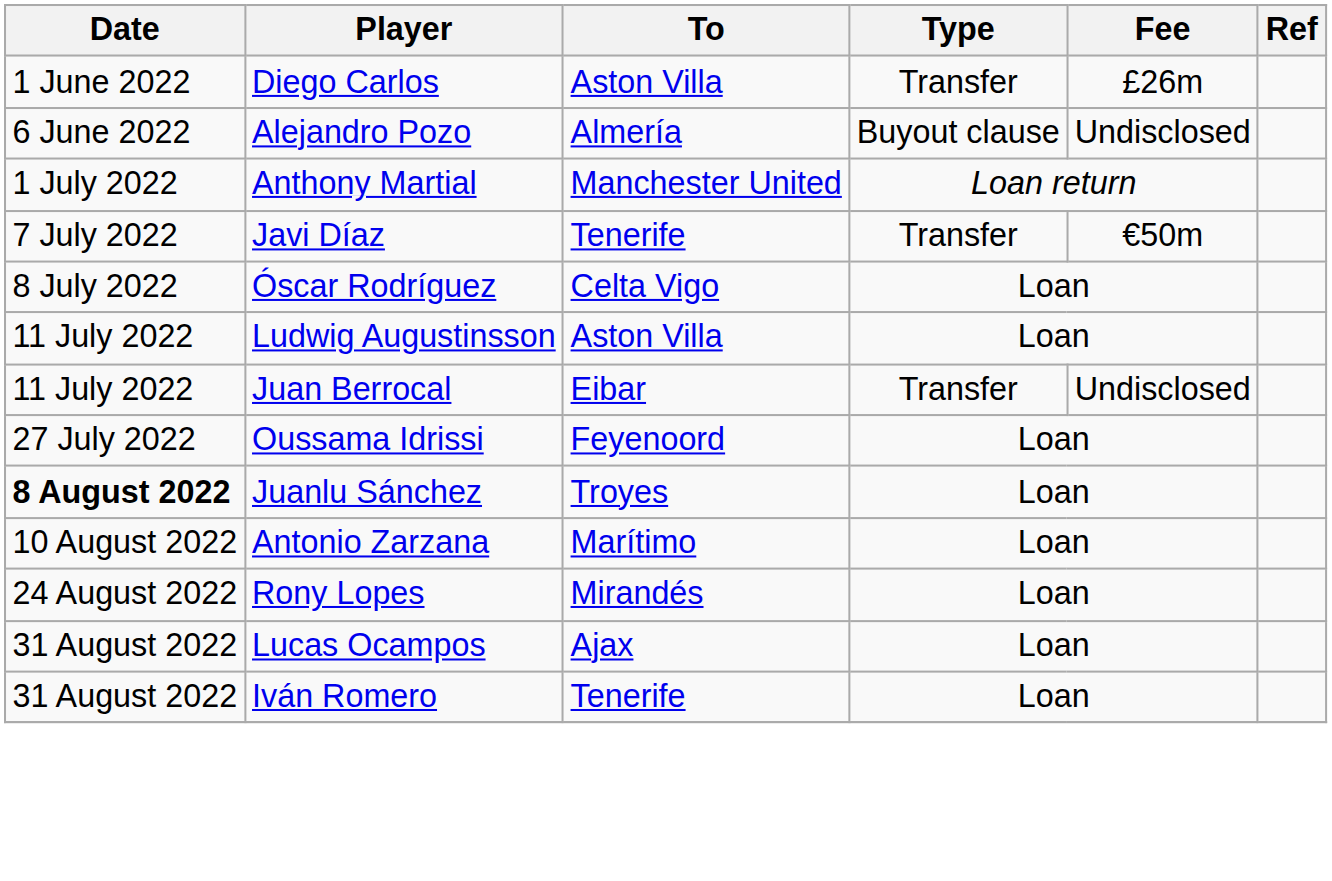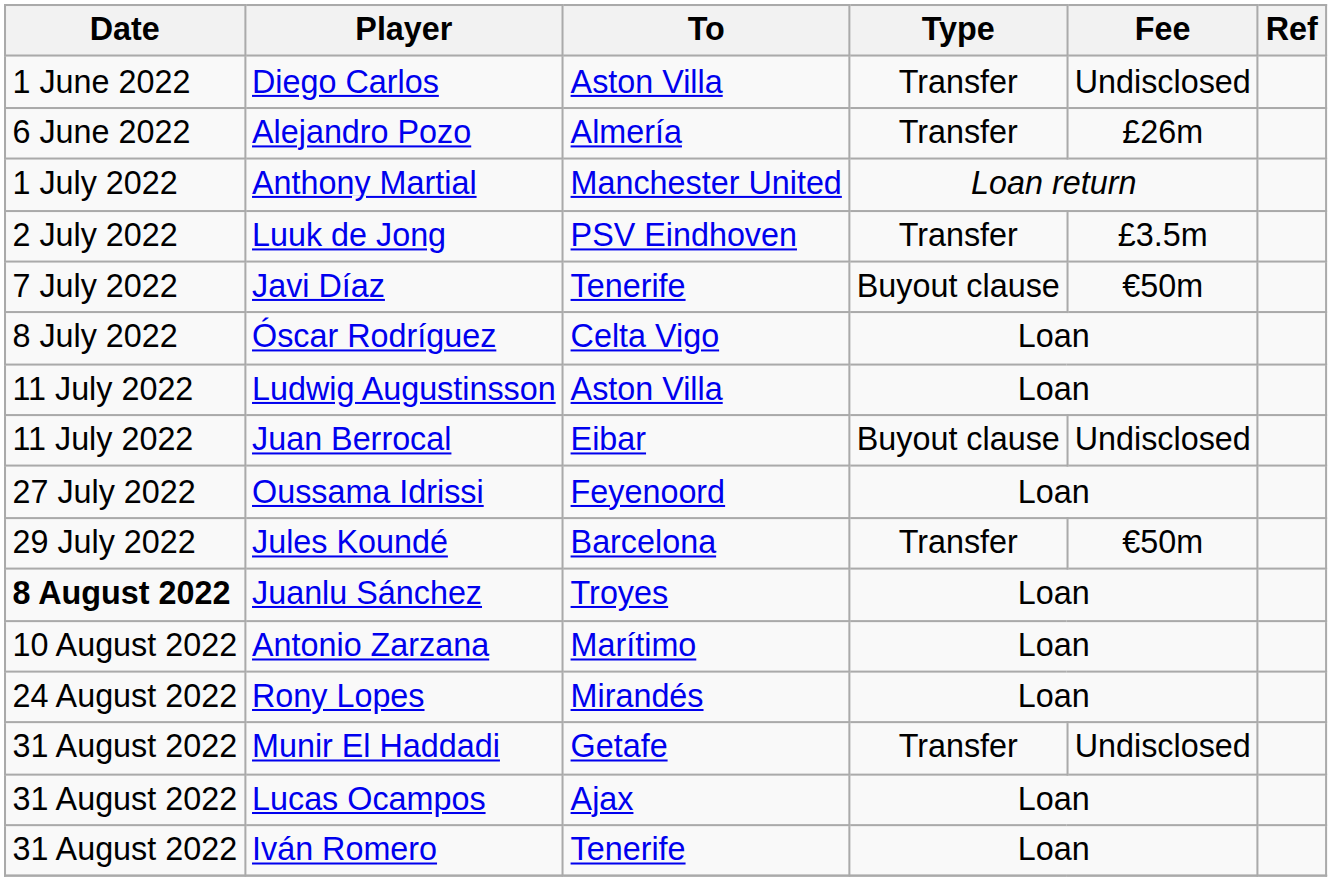(1163, 81) £26m -> (1163, 81) Undisclosed
(958, 132) Buyout clause -> (958, 132) Transfer
(1163, 132) Undisclosed -> (1163, 132) £26m
+ row: (349, 235)
(958, 235) Transfer -> (958, 286) Buyout clause
(958, 388) Transfer -> (958, 440) Buyout clause
+ row: (350, 542)
+ row: (376, 747)
